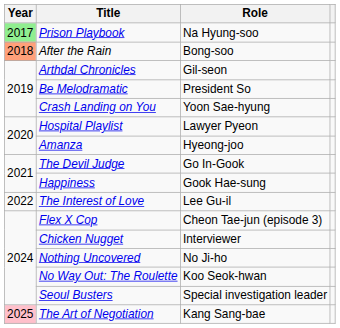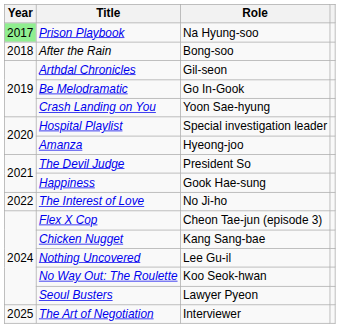(20, 51) lightsalmon background -> (20, 51) no background
(217, 88) President So -> (214, 88) Go In-Gook
(221, 126) Lawyer Pyeon -> (255, 126) Special investigation leader
(214, 164) Go In-Gook -> (217, 164) President So
(207, 201) Lee Gu-il -> (205, 201) No Ji-ho
(212, 239) Interviewer -> (224, 239) Kang Sang-bae
(205, 257) No Ji-ho -> (207, 257) Lee Gu-il
(255, 295) Special investigation leader -> (221, 295) Lawyer Pyeon
(20, 314) pink background -> (20, 314) no background
(224, 314) Kang Sang-bae -> (212, 314) Interviewer
